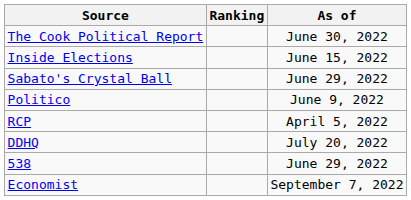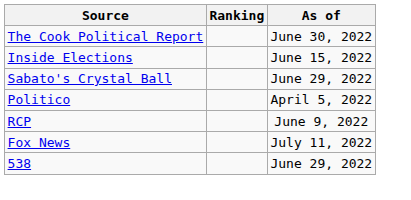(337, 100) June 9, 2022 -> (321, 100) April 5, 2022
(337, 121) April 5, 2022 -> (321, 121) June 9, 2022
+ row: (39, 142)
- row: (23, 142)
- row: (43, 185)
